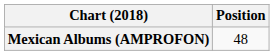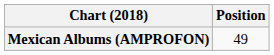(241, 38) 48 -> (241, 38) 49
